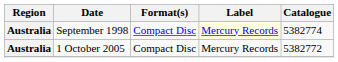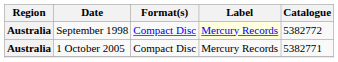(303, 30) 5382774 -> (303, 30) 5382772
(303, 48) 5382772 -> (303, 48) 5382771
